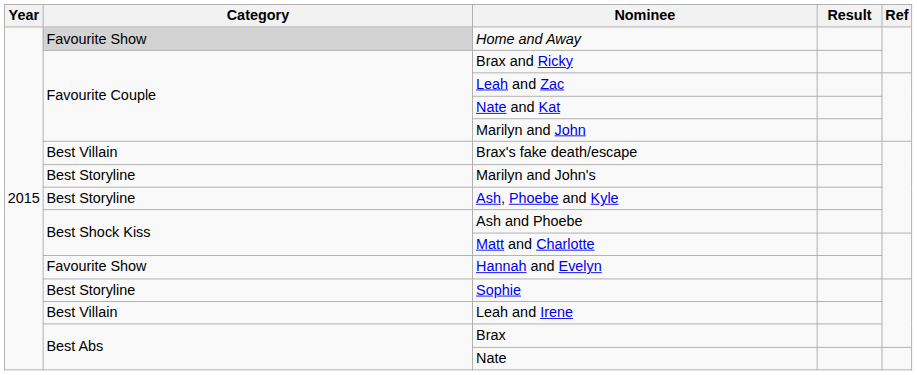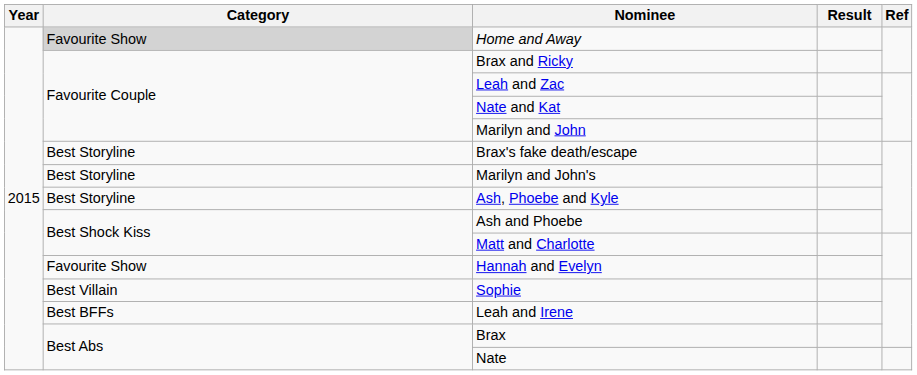(82, 152) Best Villain -> (91, 152) Best Storyline
(91, 289) Best Storyline -> (82, 289) Best Villain
(82, 312) Best Villain -> (80, 312) Best BFFs
